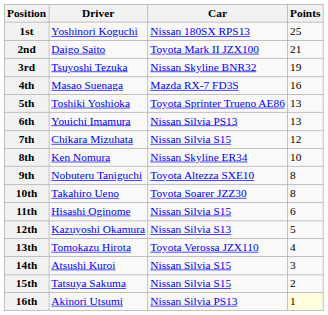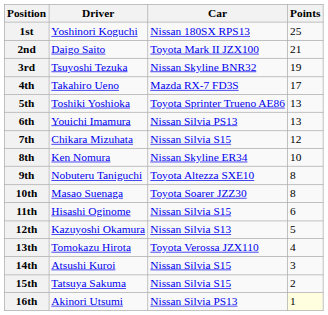(87, 85) Masao Suenaga -> (85, 85) Takahiro Ueno
(296, 85) 16 -> (296, 85) 17
(85, 193) Takahiro Ueno -> (87, 193) Masao Suenaga
